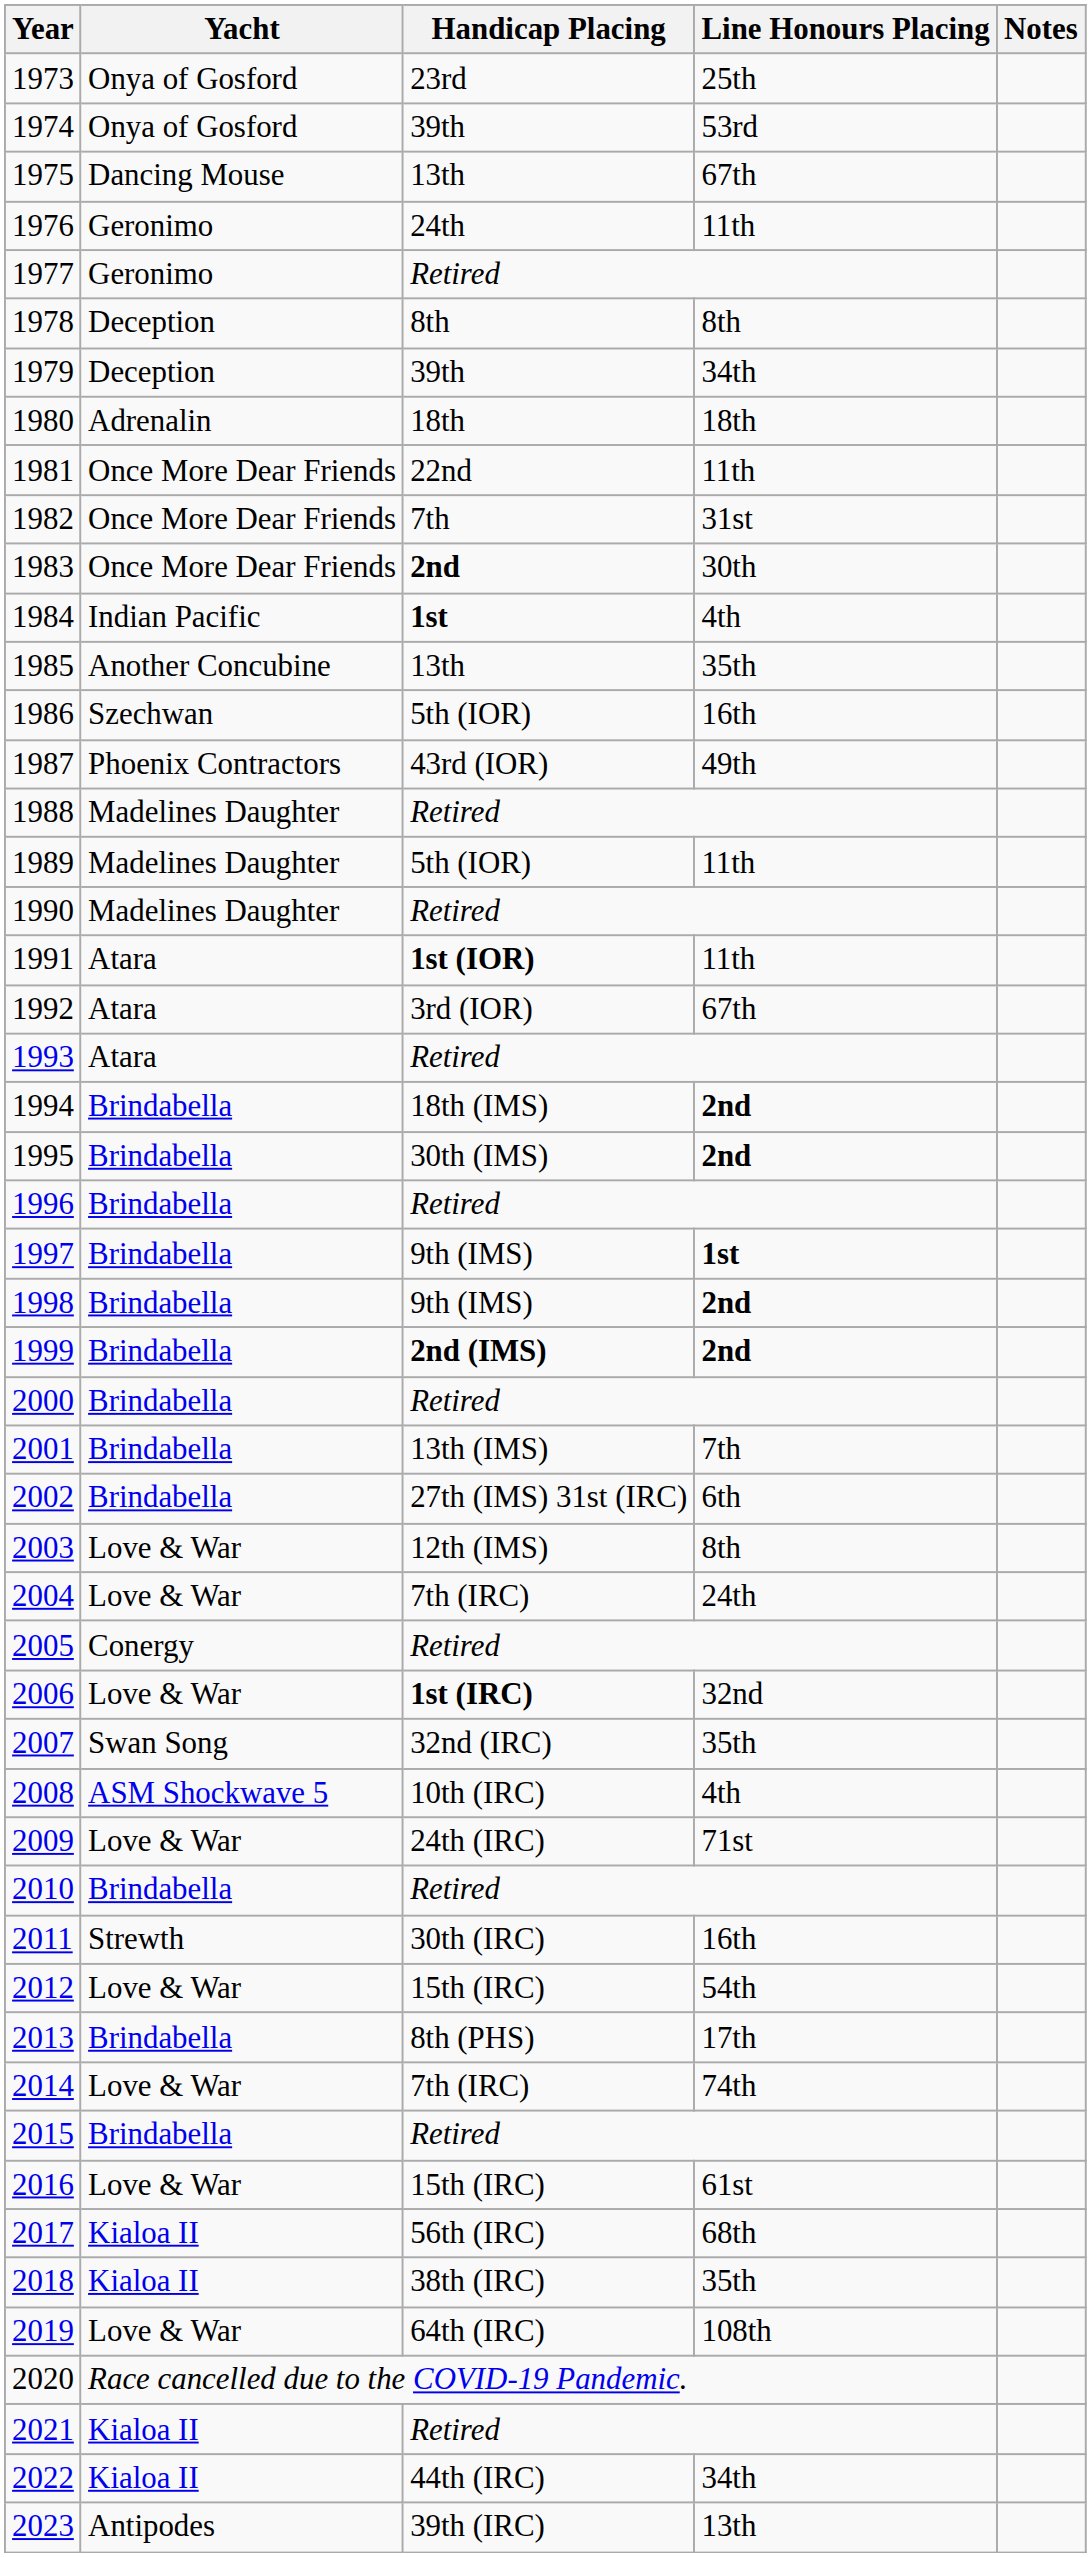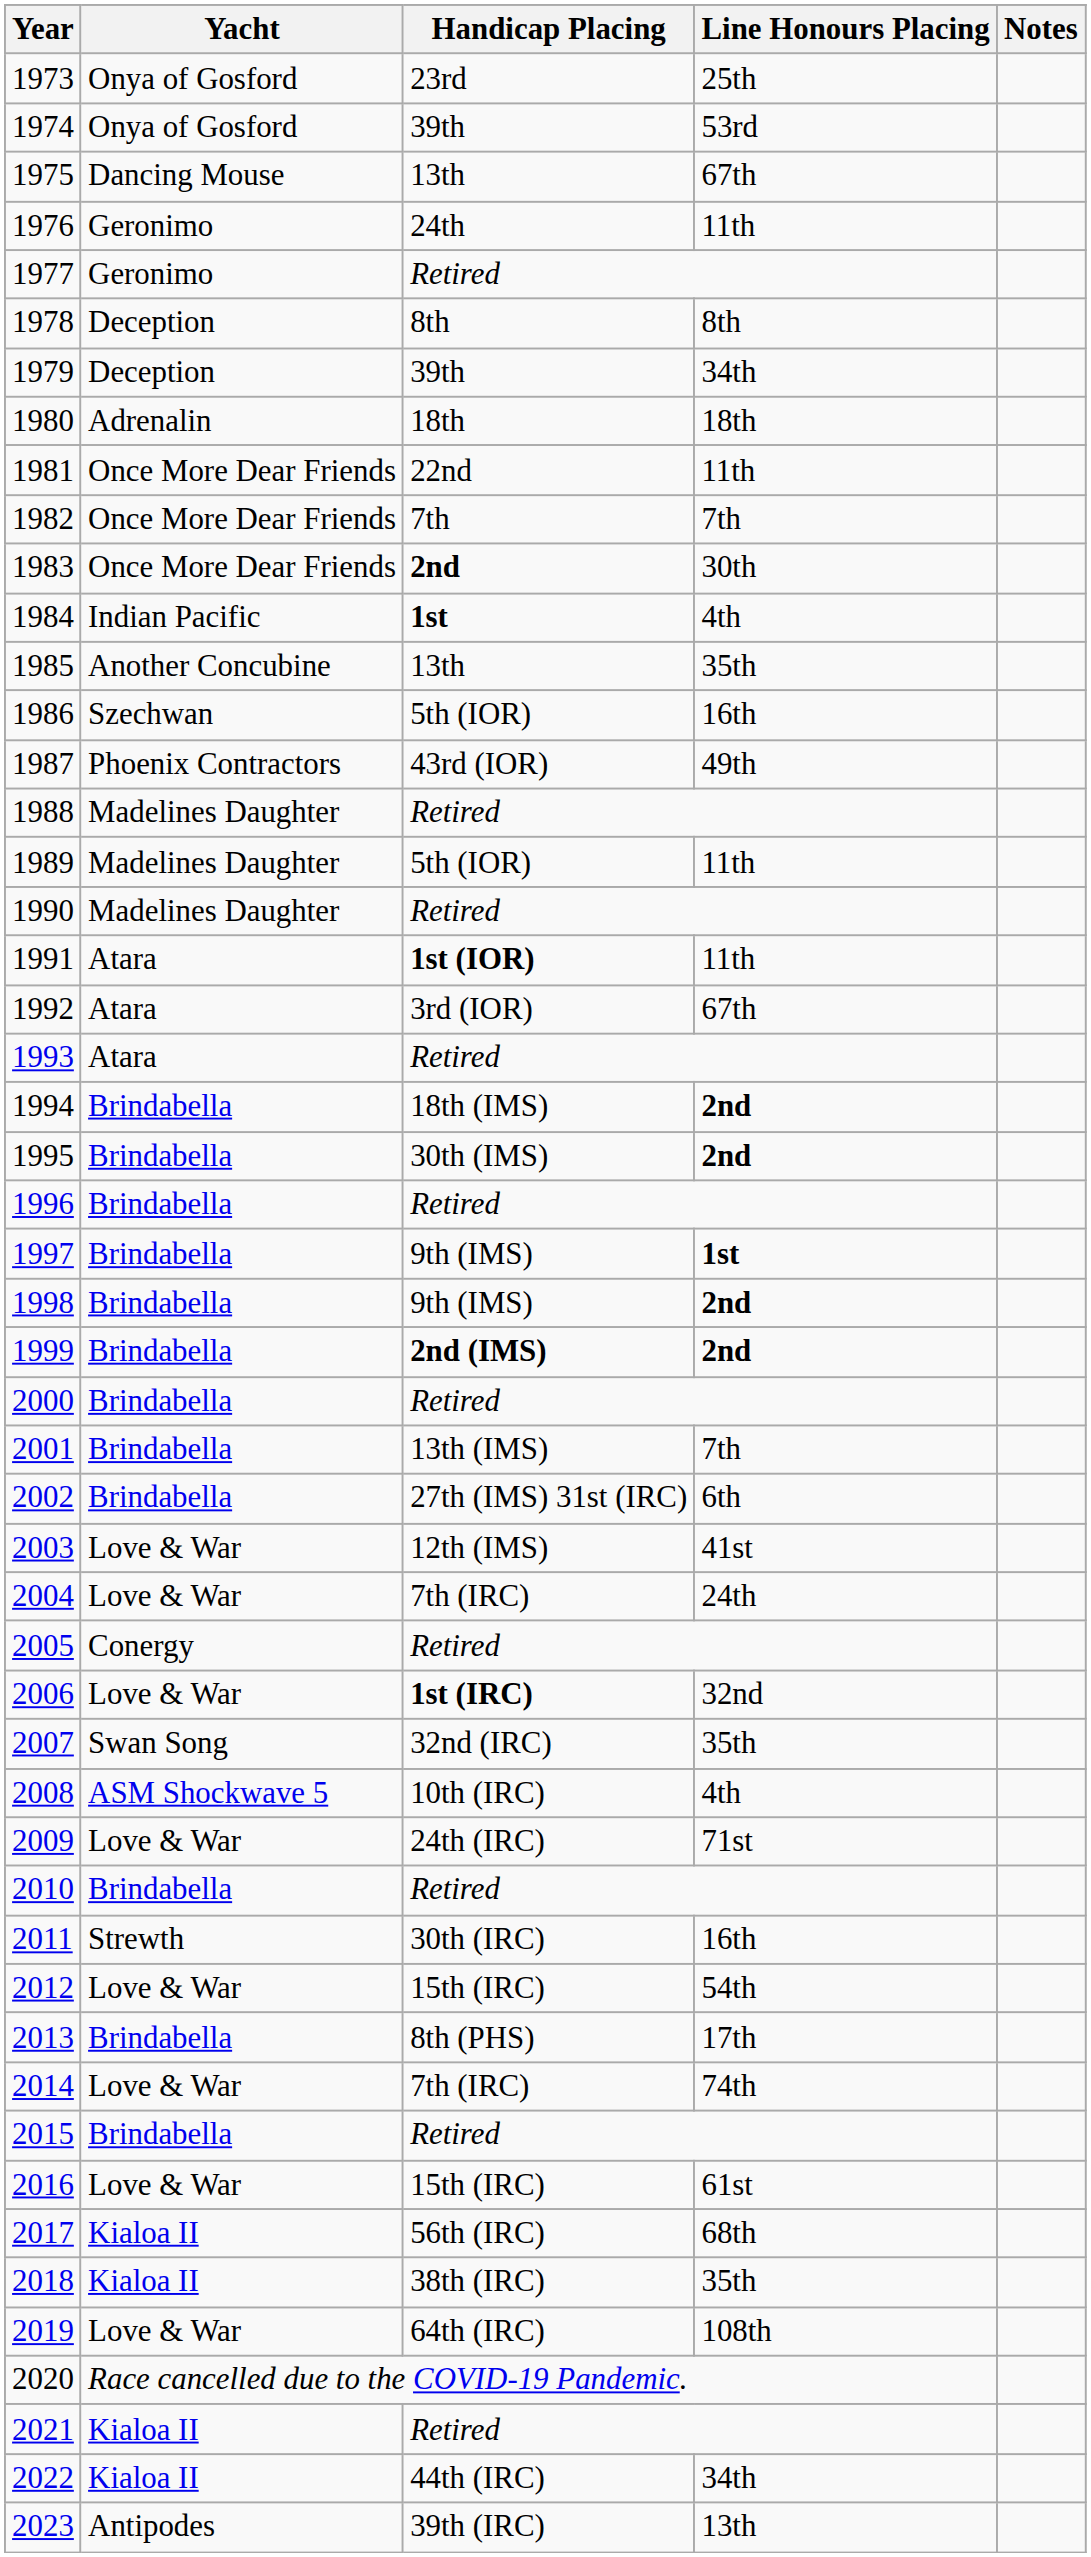(727, 518) 31st -> (721, 518) 7th
(721, 1547) 8th -> (727, 1547) 41st
